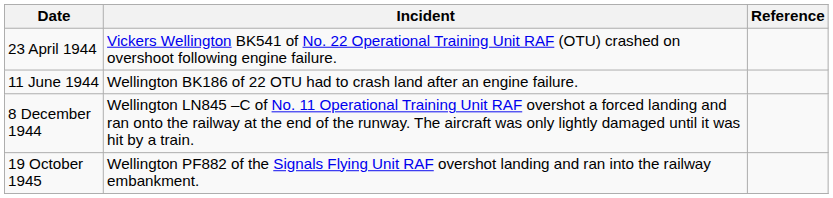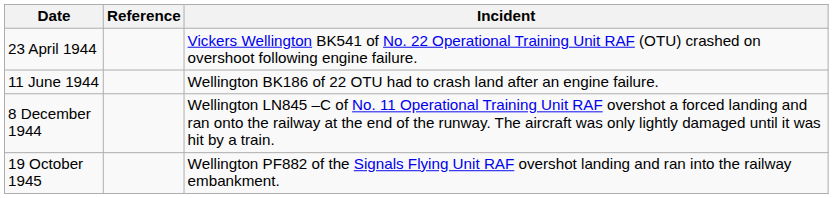columns swapped: (426, 16) <-> (788, 16)
